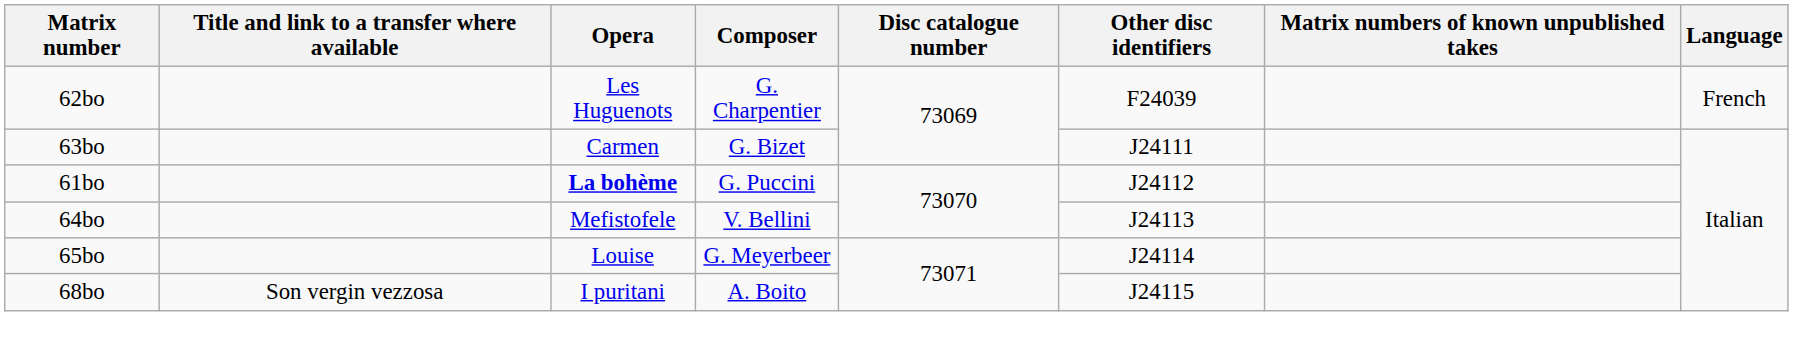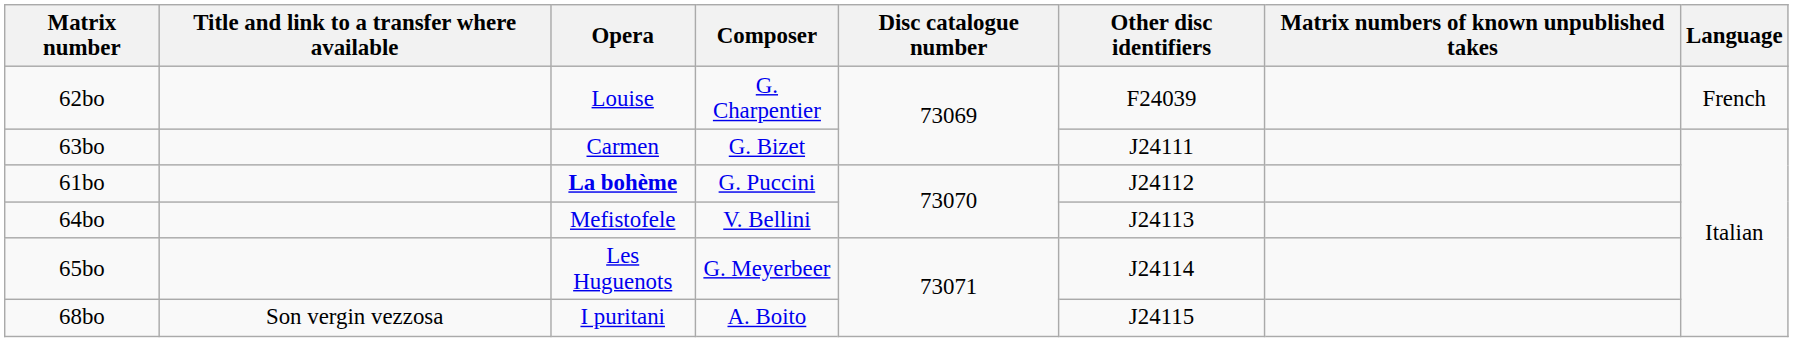(623, 97) Les Huguenots -> (623, 97) Louise
(623, 255) Louise -> (623, 268) Les Huguenots
